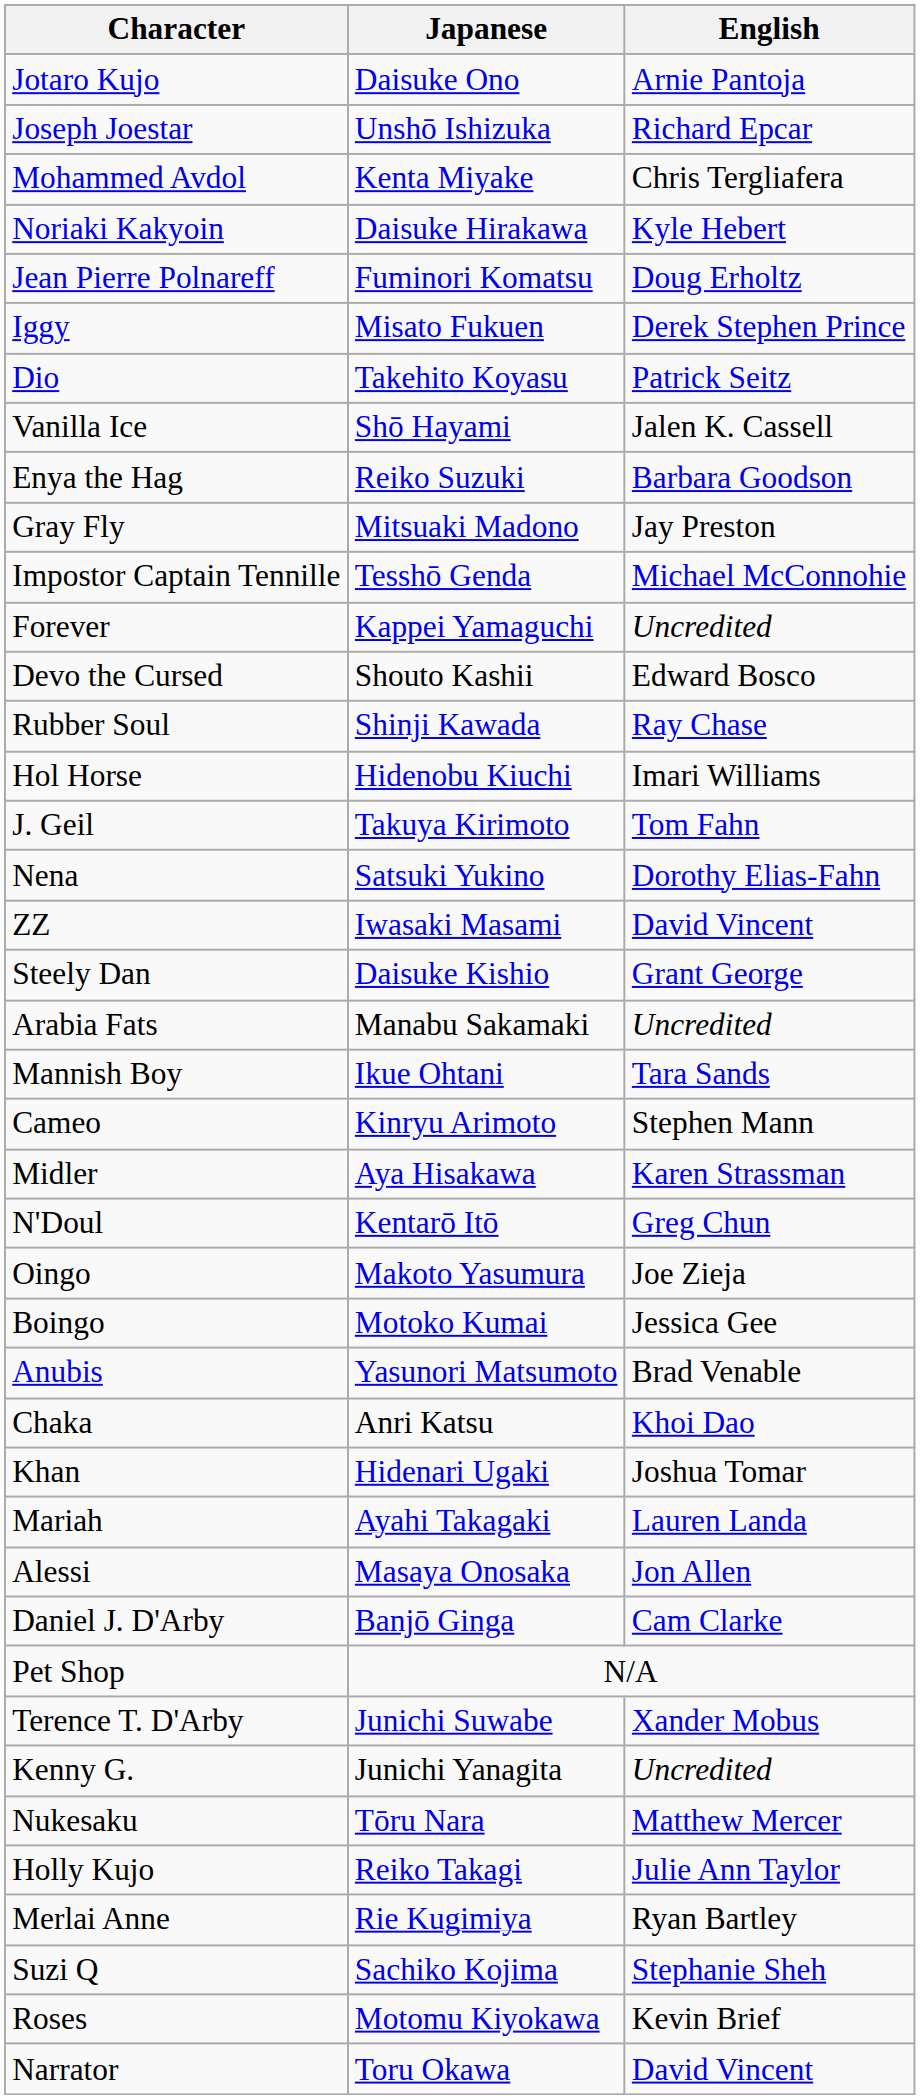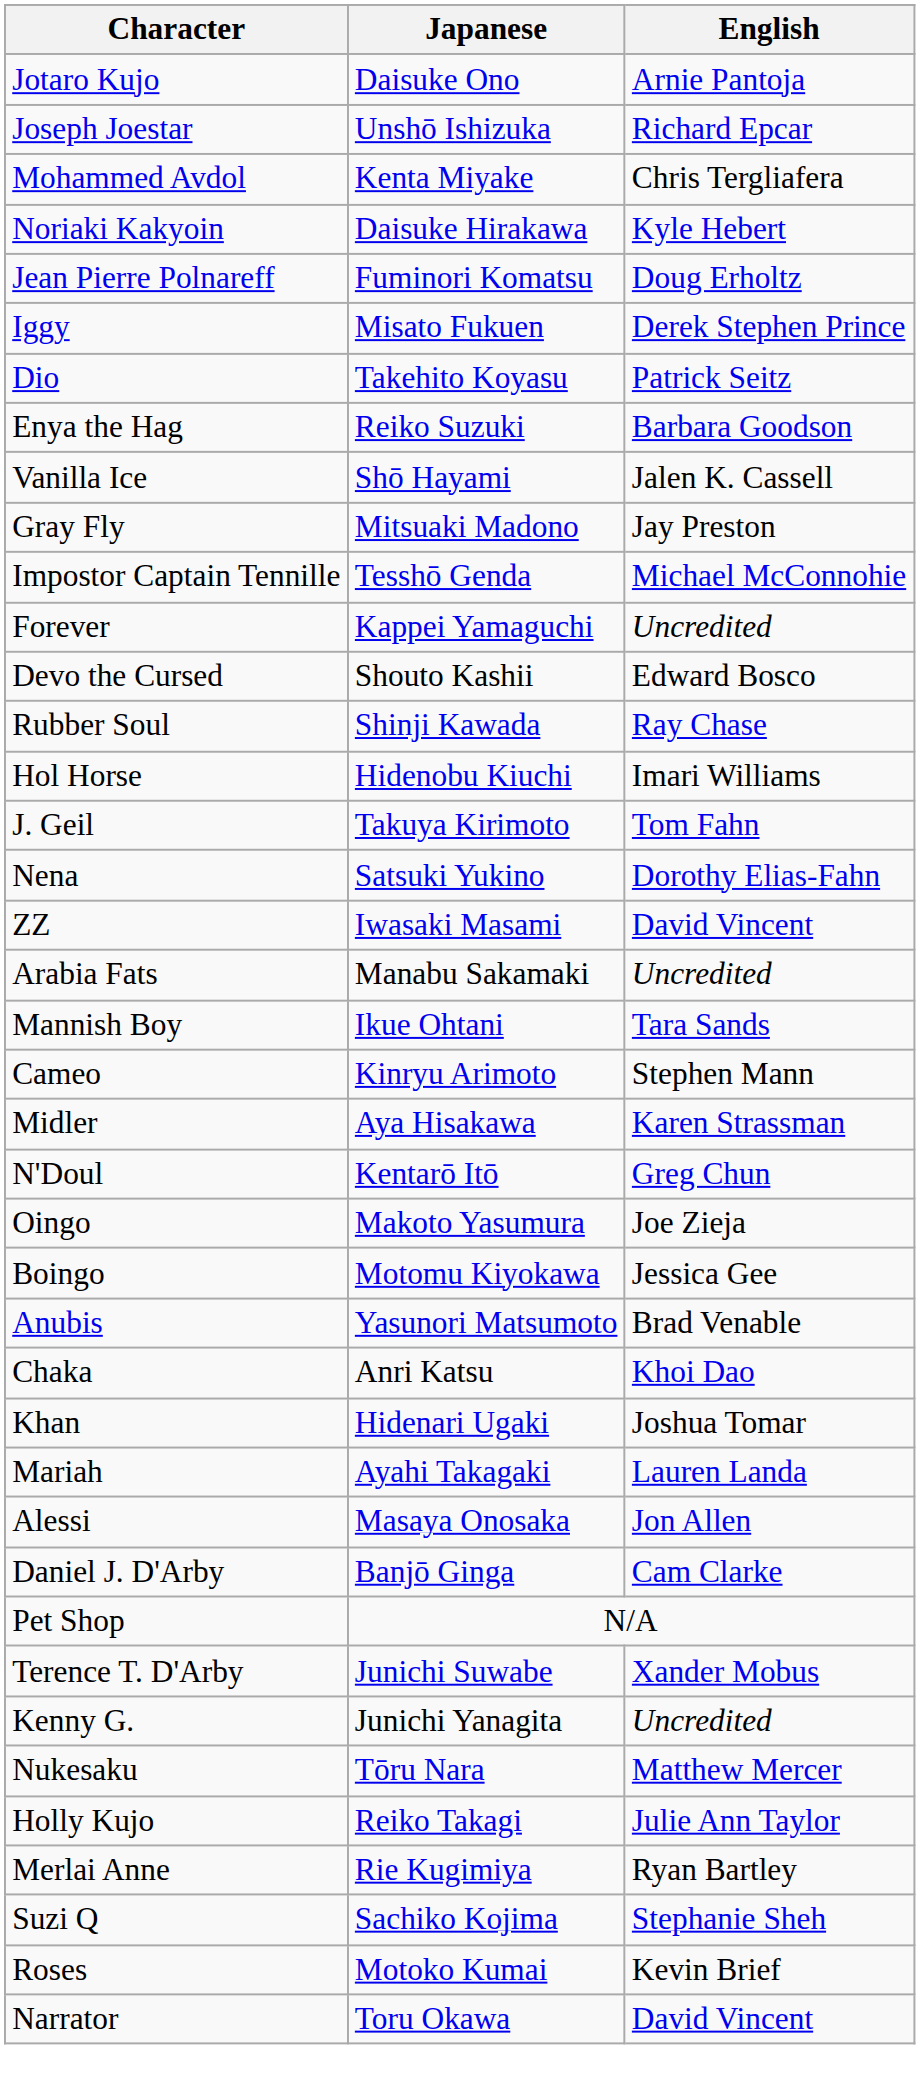rows swapped: (98, 476) <-> (80, 427)
- row: (81, 974)
(451, 1322) Motoko Kumai -> (477, 1272) Motomu Kiyokawa
(477, 2018) Motomu Kiyokawa -> (451, 1969) Motoko Kumai
